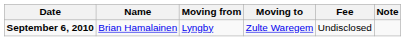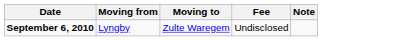- column: (138, 12)
